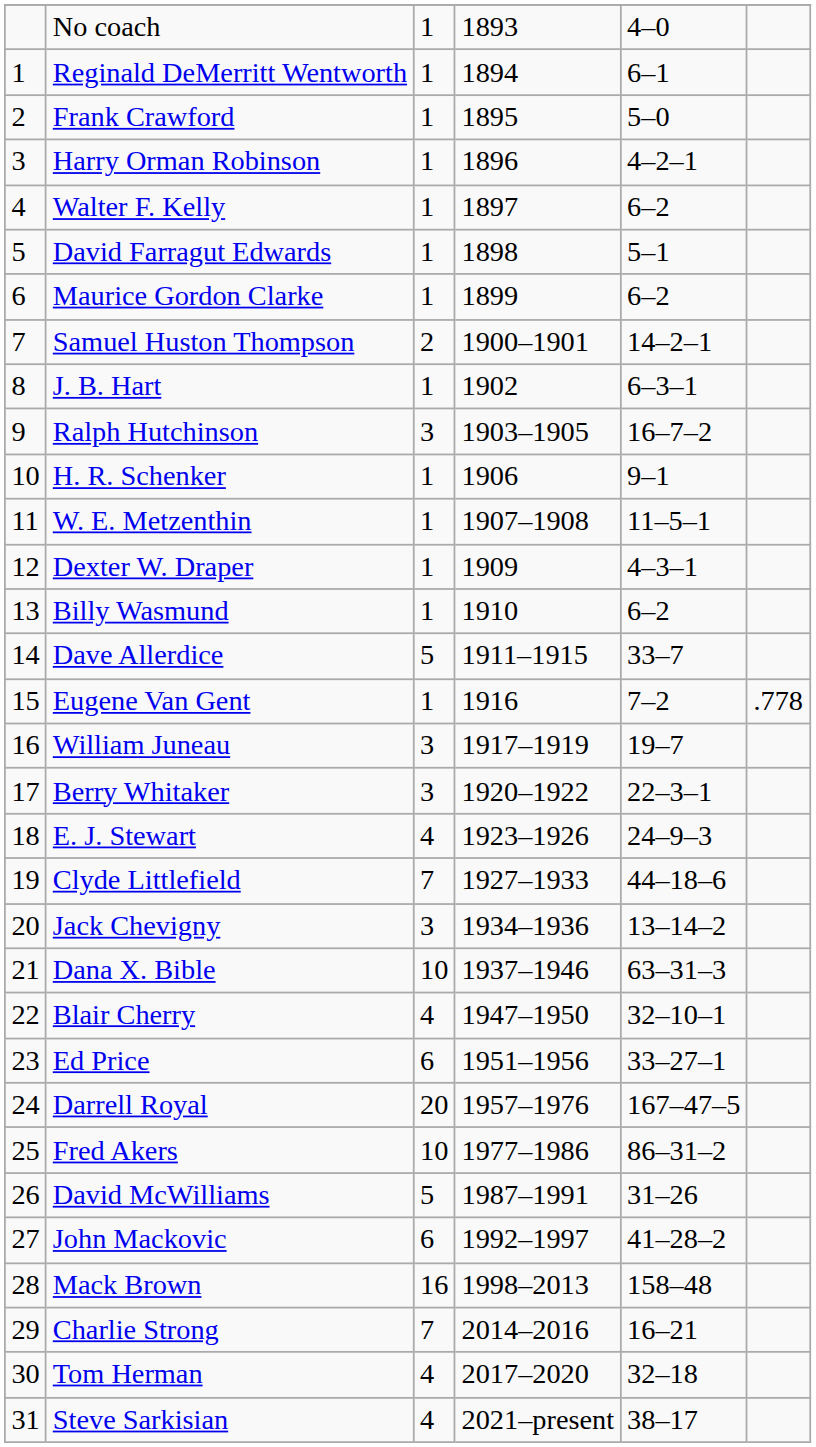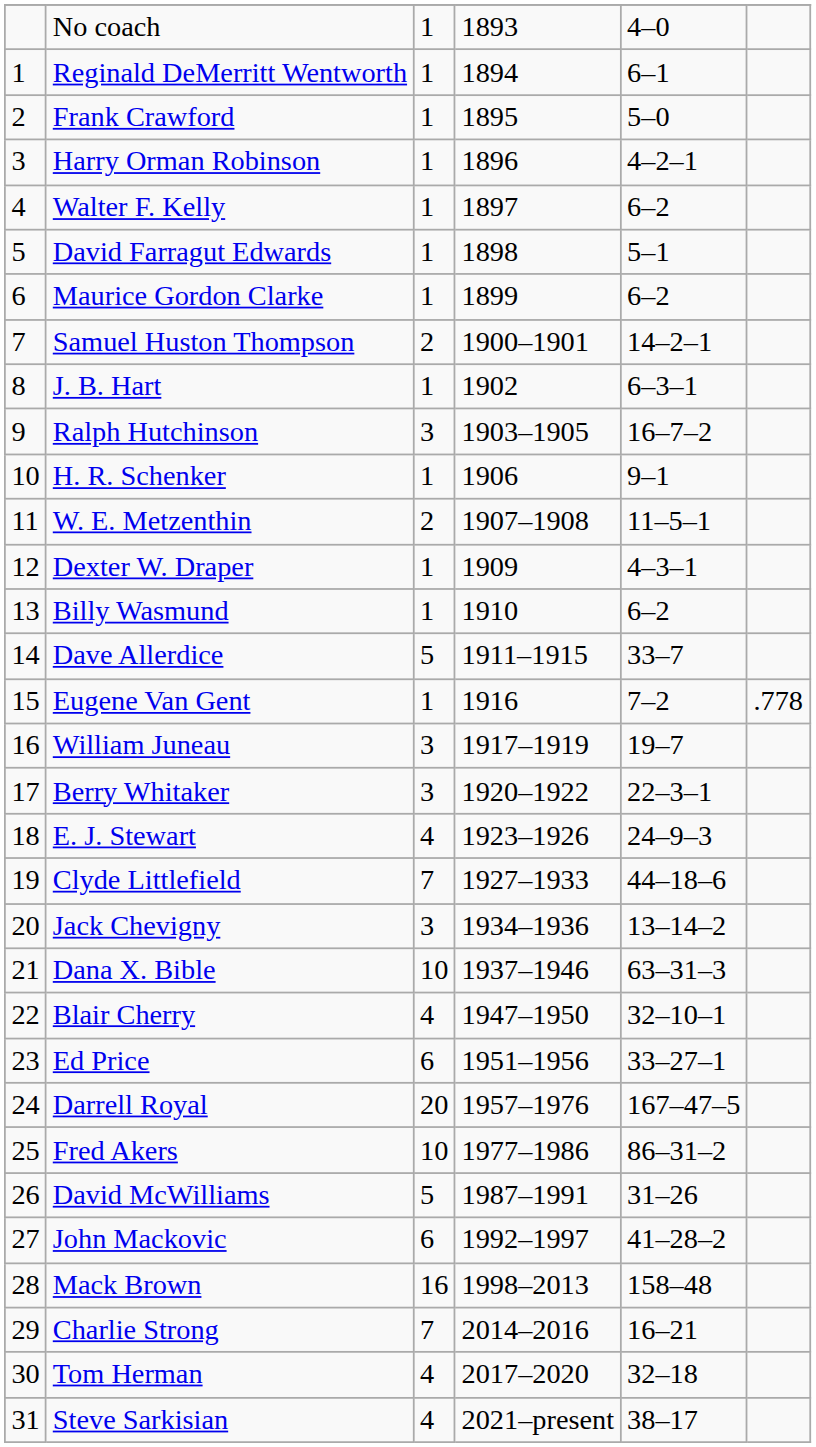(427, 521) 1 -> (427, 521) 2
